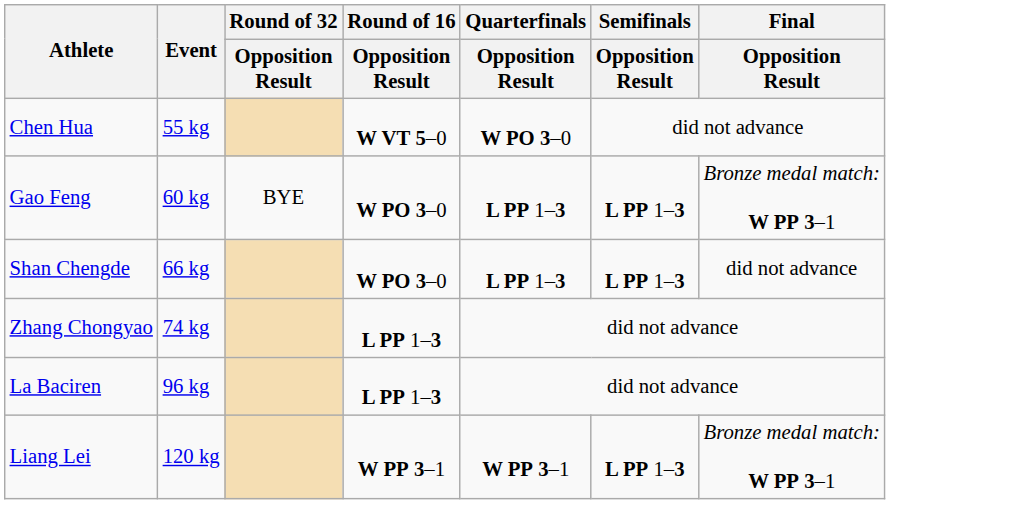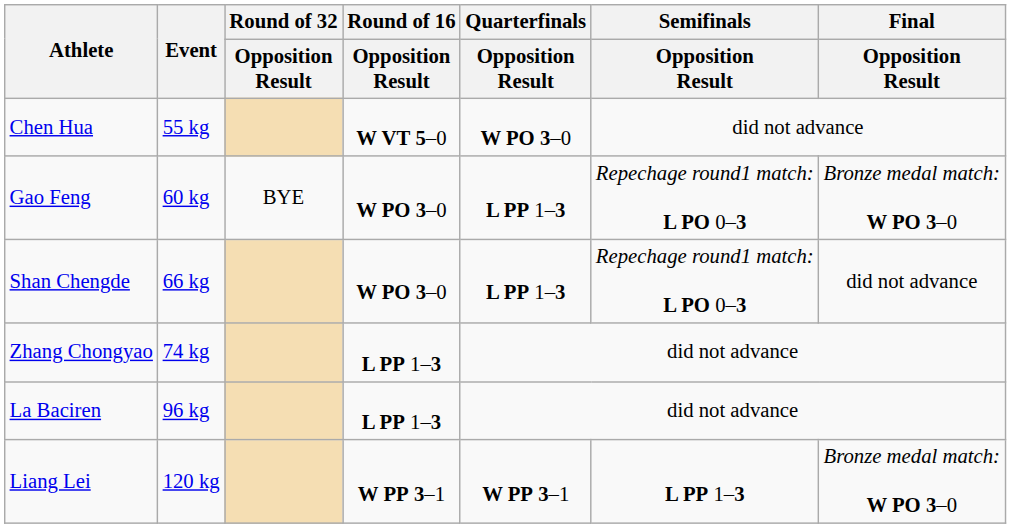(645, 210) L PP 1–3 -> (705, 198) Repechage round1 match: L PO 0–3
(792, 198) Bronze medal match: W PP 3–1 -> (912, 198) Bronze medal match: W PO 3–0
(645, 281) L PP 1–3 -> (705, 281) Repechage round1 match: L PO 0–3
(792, 457) Bronze medal match: W PP 3–1 -> (912, 481) Bronze medal match: W PO 3–0
